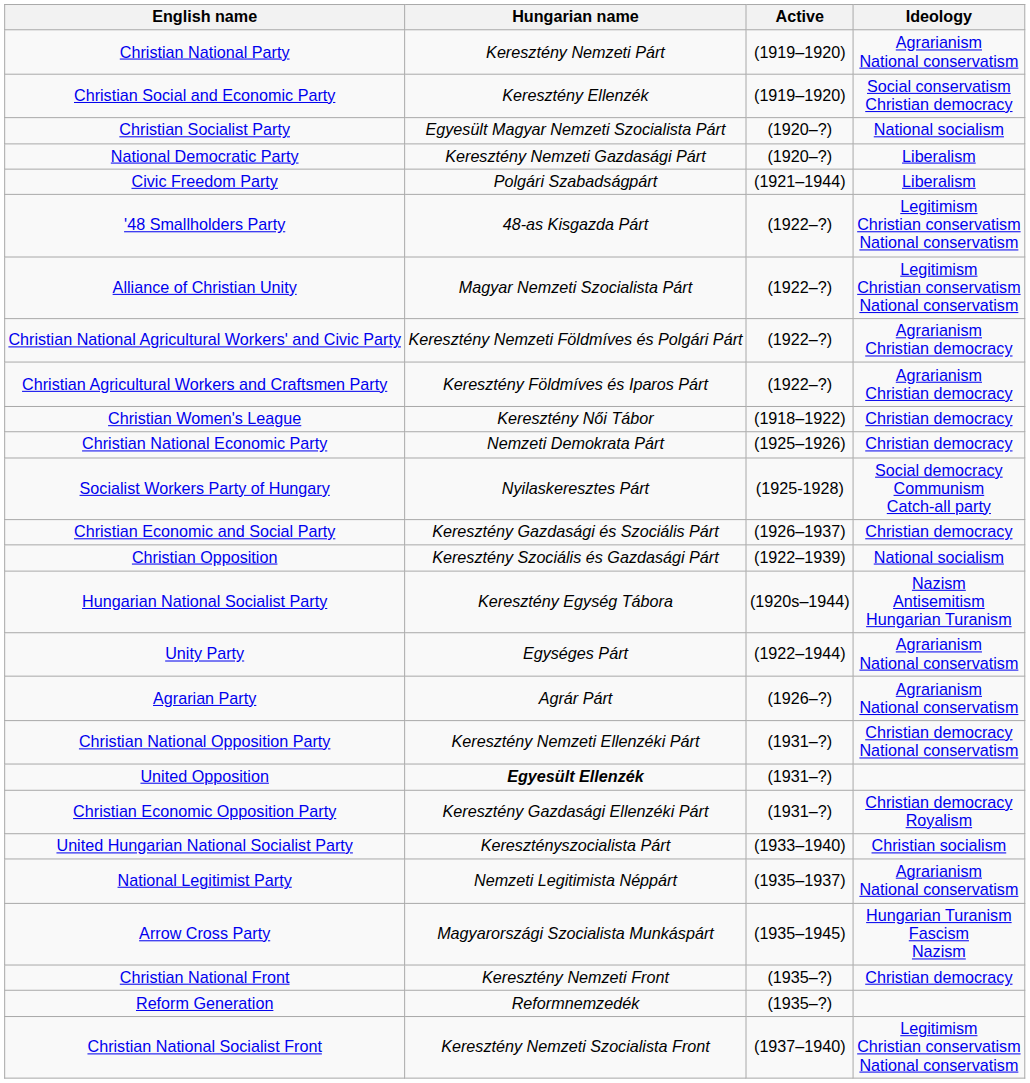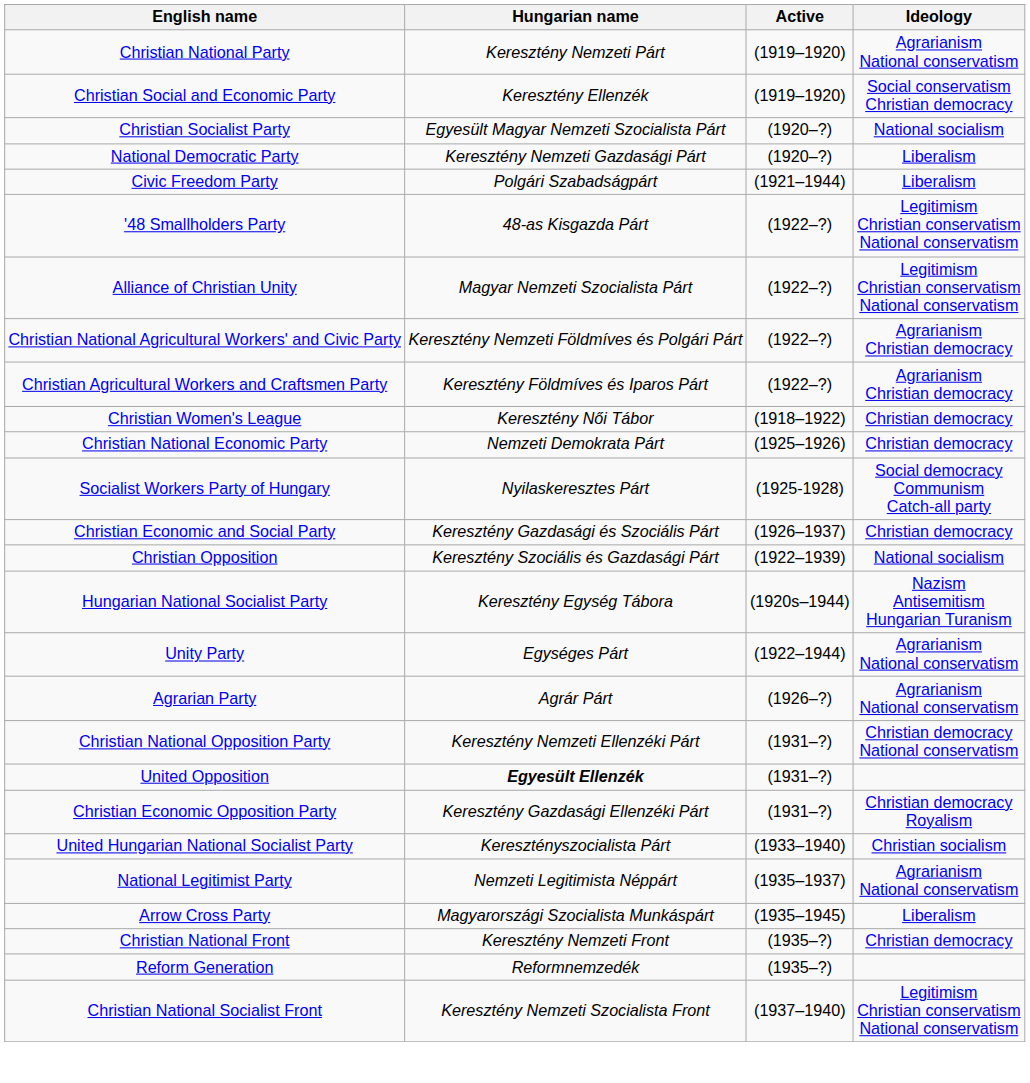(939, 934) Hungarian Turanism Fascism Nazism -> (939, 915) Liberalism
